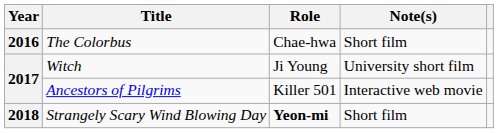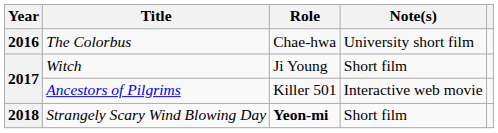(375, 41) Short film -> (409, 41) University short film
(409, 66) University short film -> (375, 66) Short film
